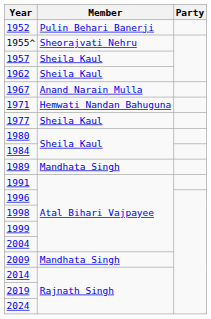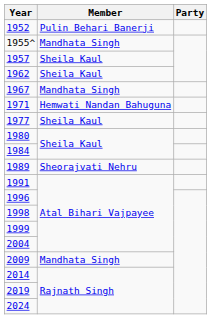(88, 43) Sheorajvati Nehru -> (80, 43) Mandhata Singh
(91, 89) Anand Narain Mulla -> (80, 89) Mandhata Singh
(80, 167) Mandhata Singh -> (88, 167) Sheorajvati Nehru
